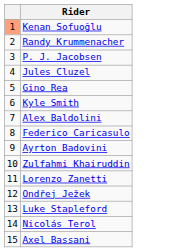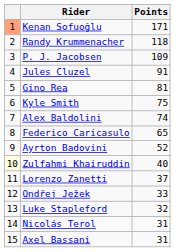+ column: (151, 12)
(12, 164) no background -> (12, 164) lightyellow background
